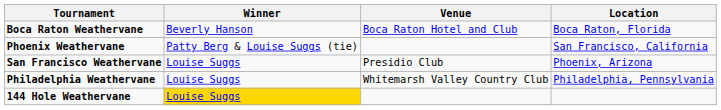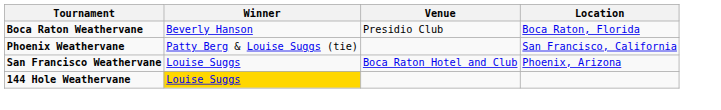(440, 30) Boca Raton Hotel and Club -> (403, 30) Presidio Club
(403, 63) Presidio Club -> (440, 63) Boca Raton Hotel and Club
- row: (81, 80)
